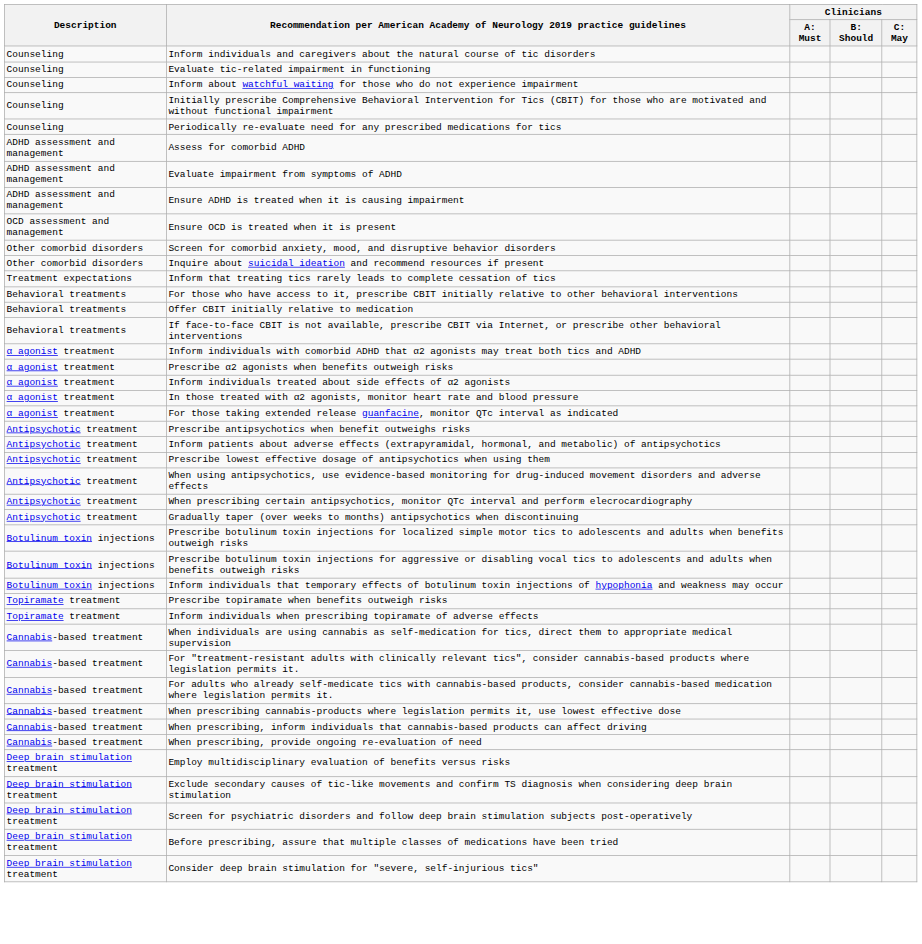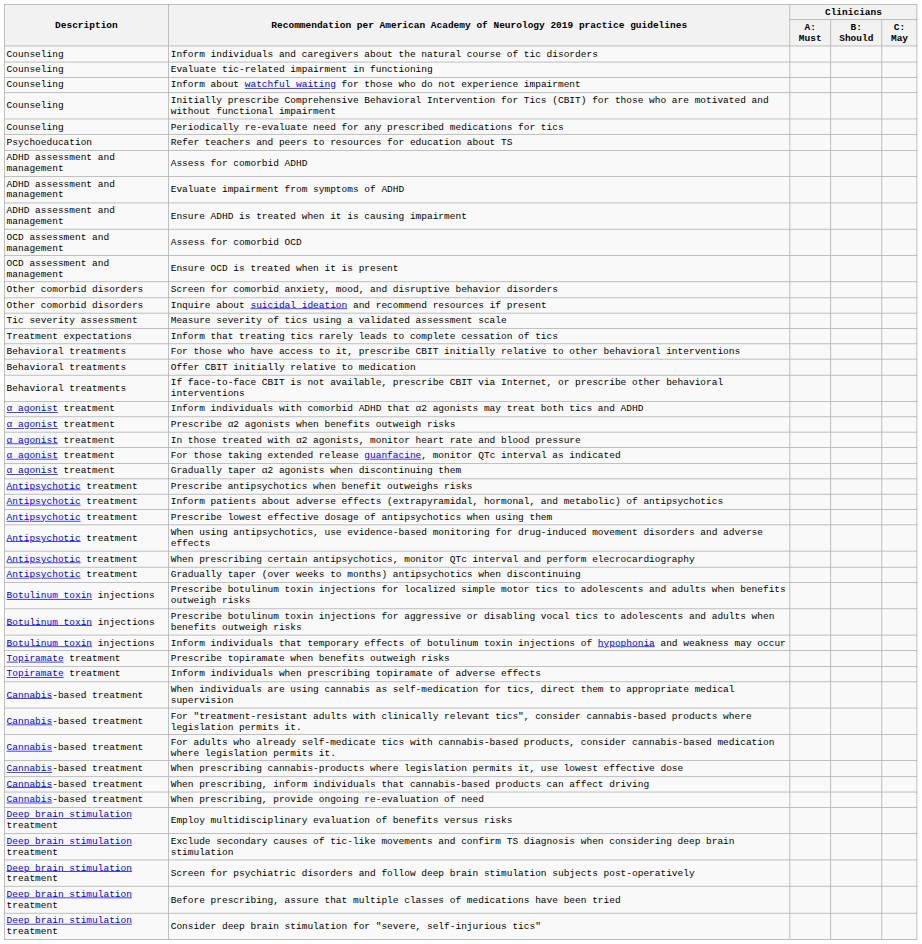+ row: (342, 142)
+ row: (236, 242)
+ row: (339, 321)
- row: (339, 383)
+ row: (316, 471)
